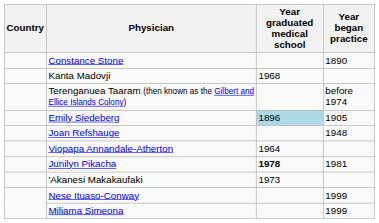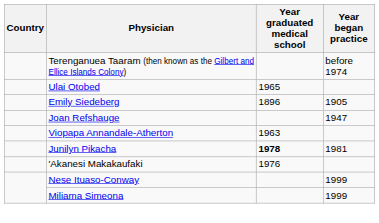- row: (86, 60)
- row: (79, 76)
+ row: (74, 87)
(269, 118) lightblue background -> (269, 102) no background
(336, 133) 1948 -> (336, 118) 1947
(269, 149) 1964 -> (269, 133) 1963
(269, 179) 1973 -> (269, 164) 1976
